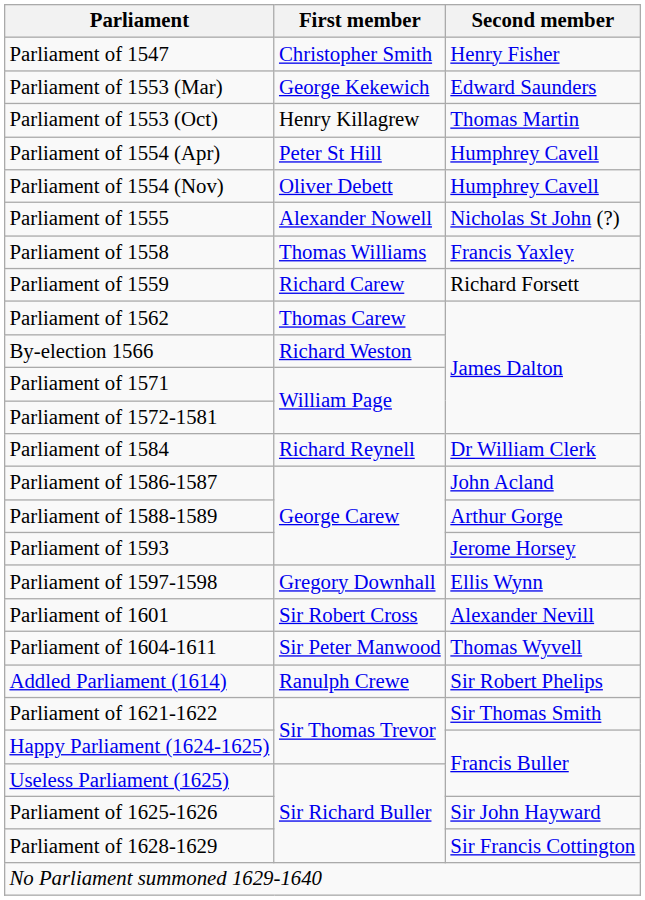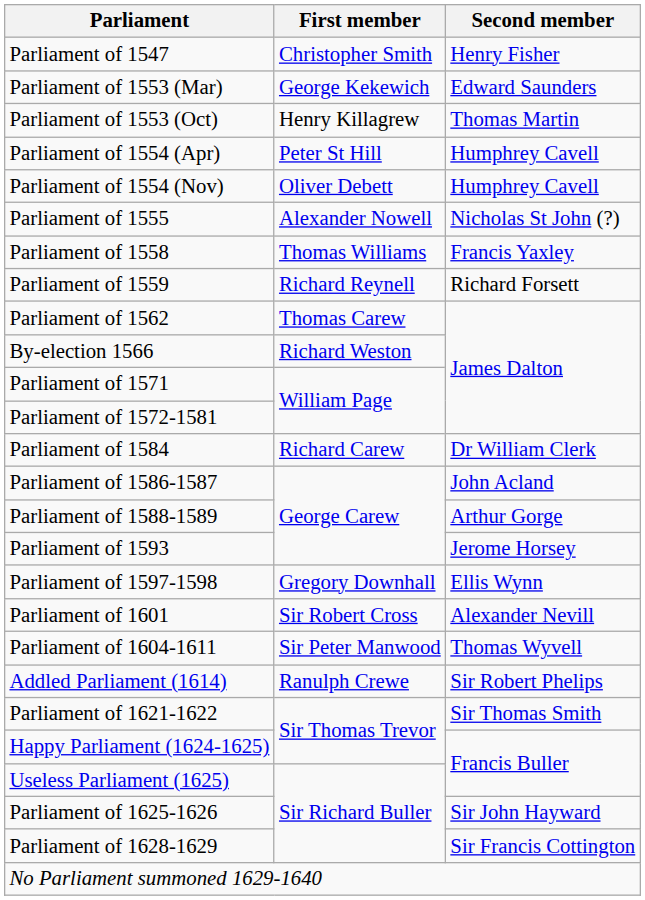(342, 284) Richard Carew -> (347, 284) Richard Reynell
(347, 449) Richard Reynell -> (342, 449) Richard Carew
